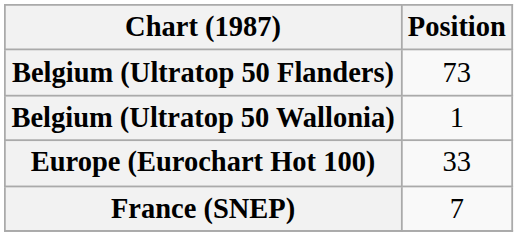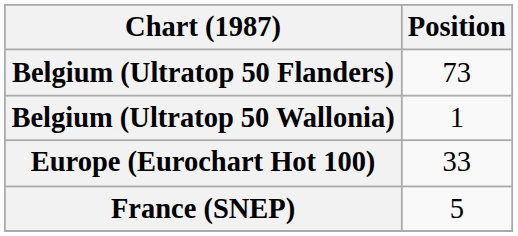(457, 207) 7 -> (457, 207) 5
